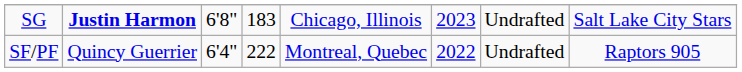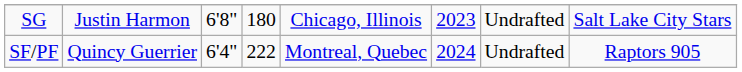(132, 20) bold -> (132, 20) normal
(261, 20) 183 -> (261, 20) 180
(456, 51) 2022 -> (456, 51) 2024
